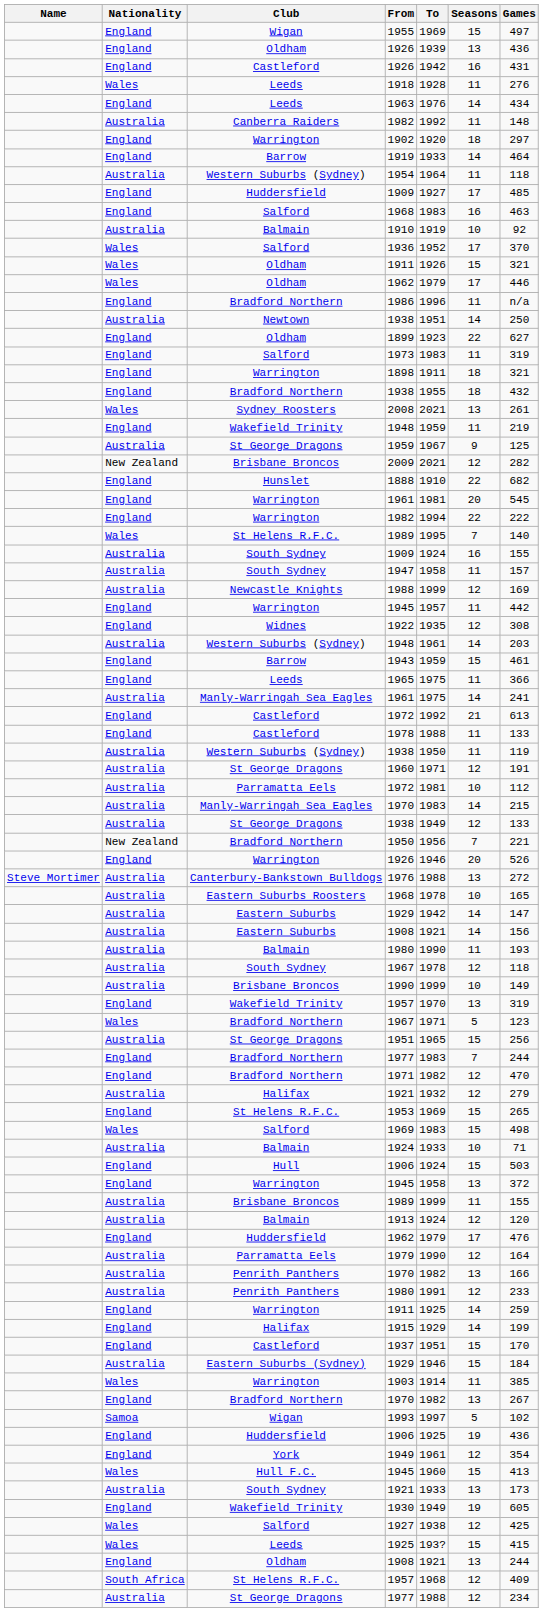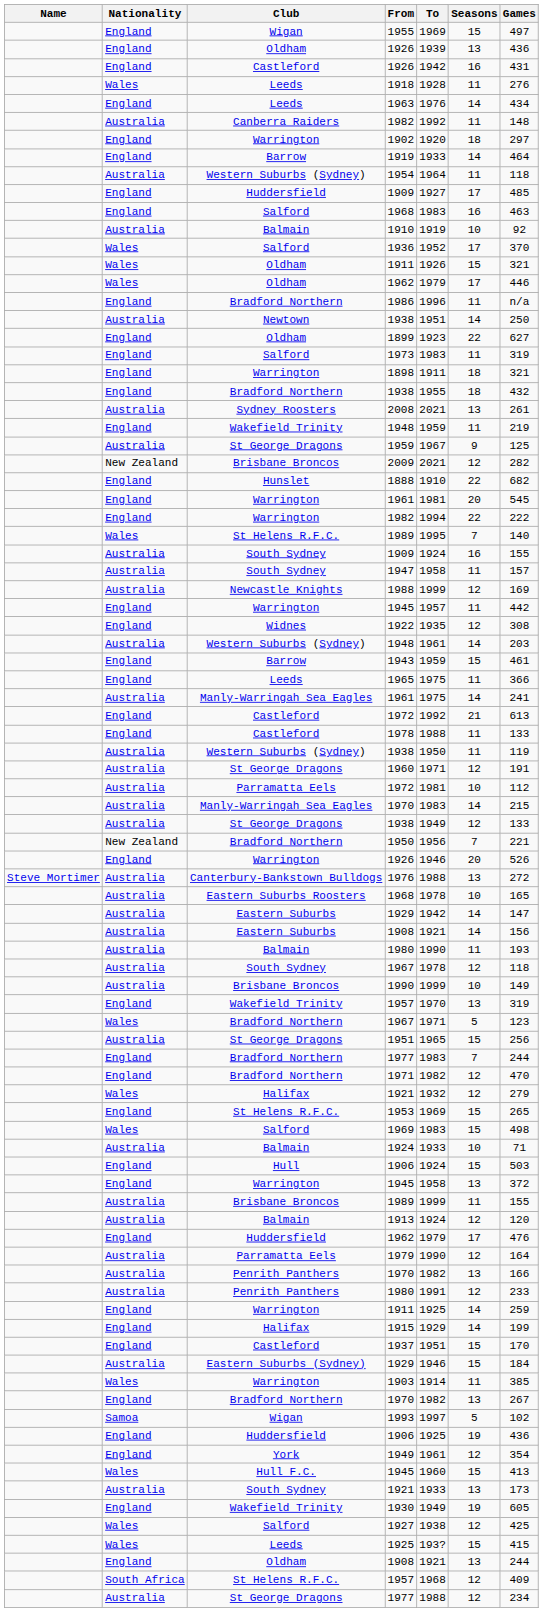(122, 410) Wales -> (135, 410) Australia
(135, 1094) Australia -> (122, 1094) Wales
